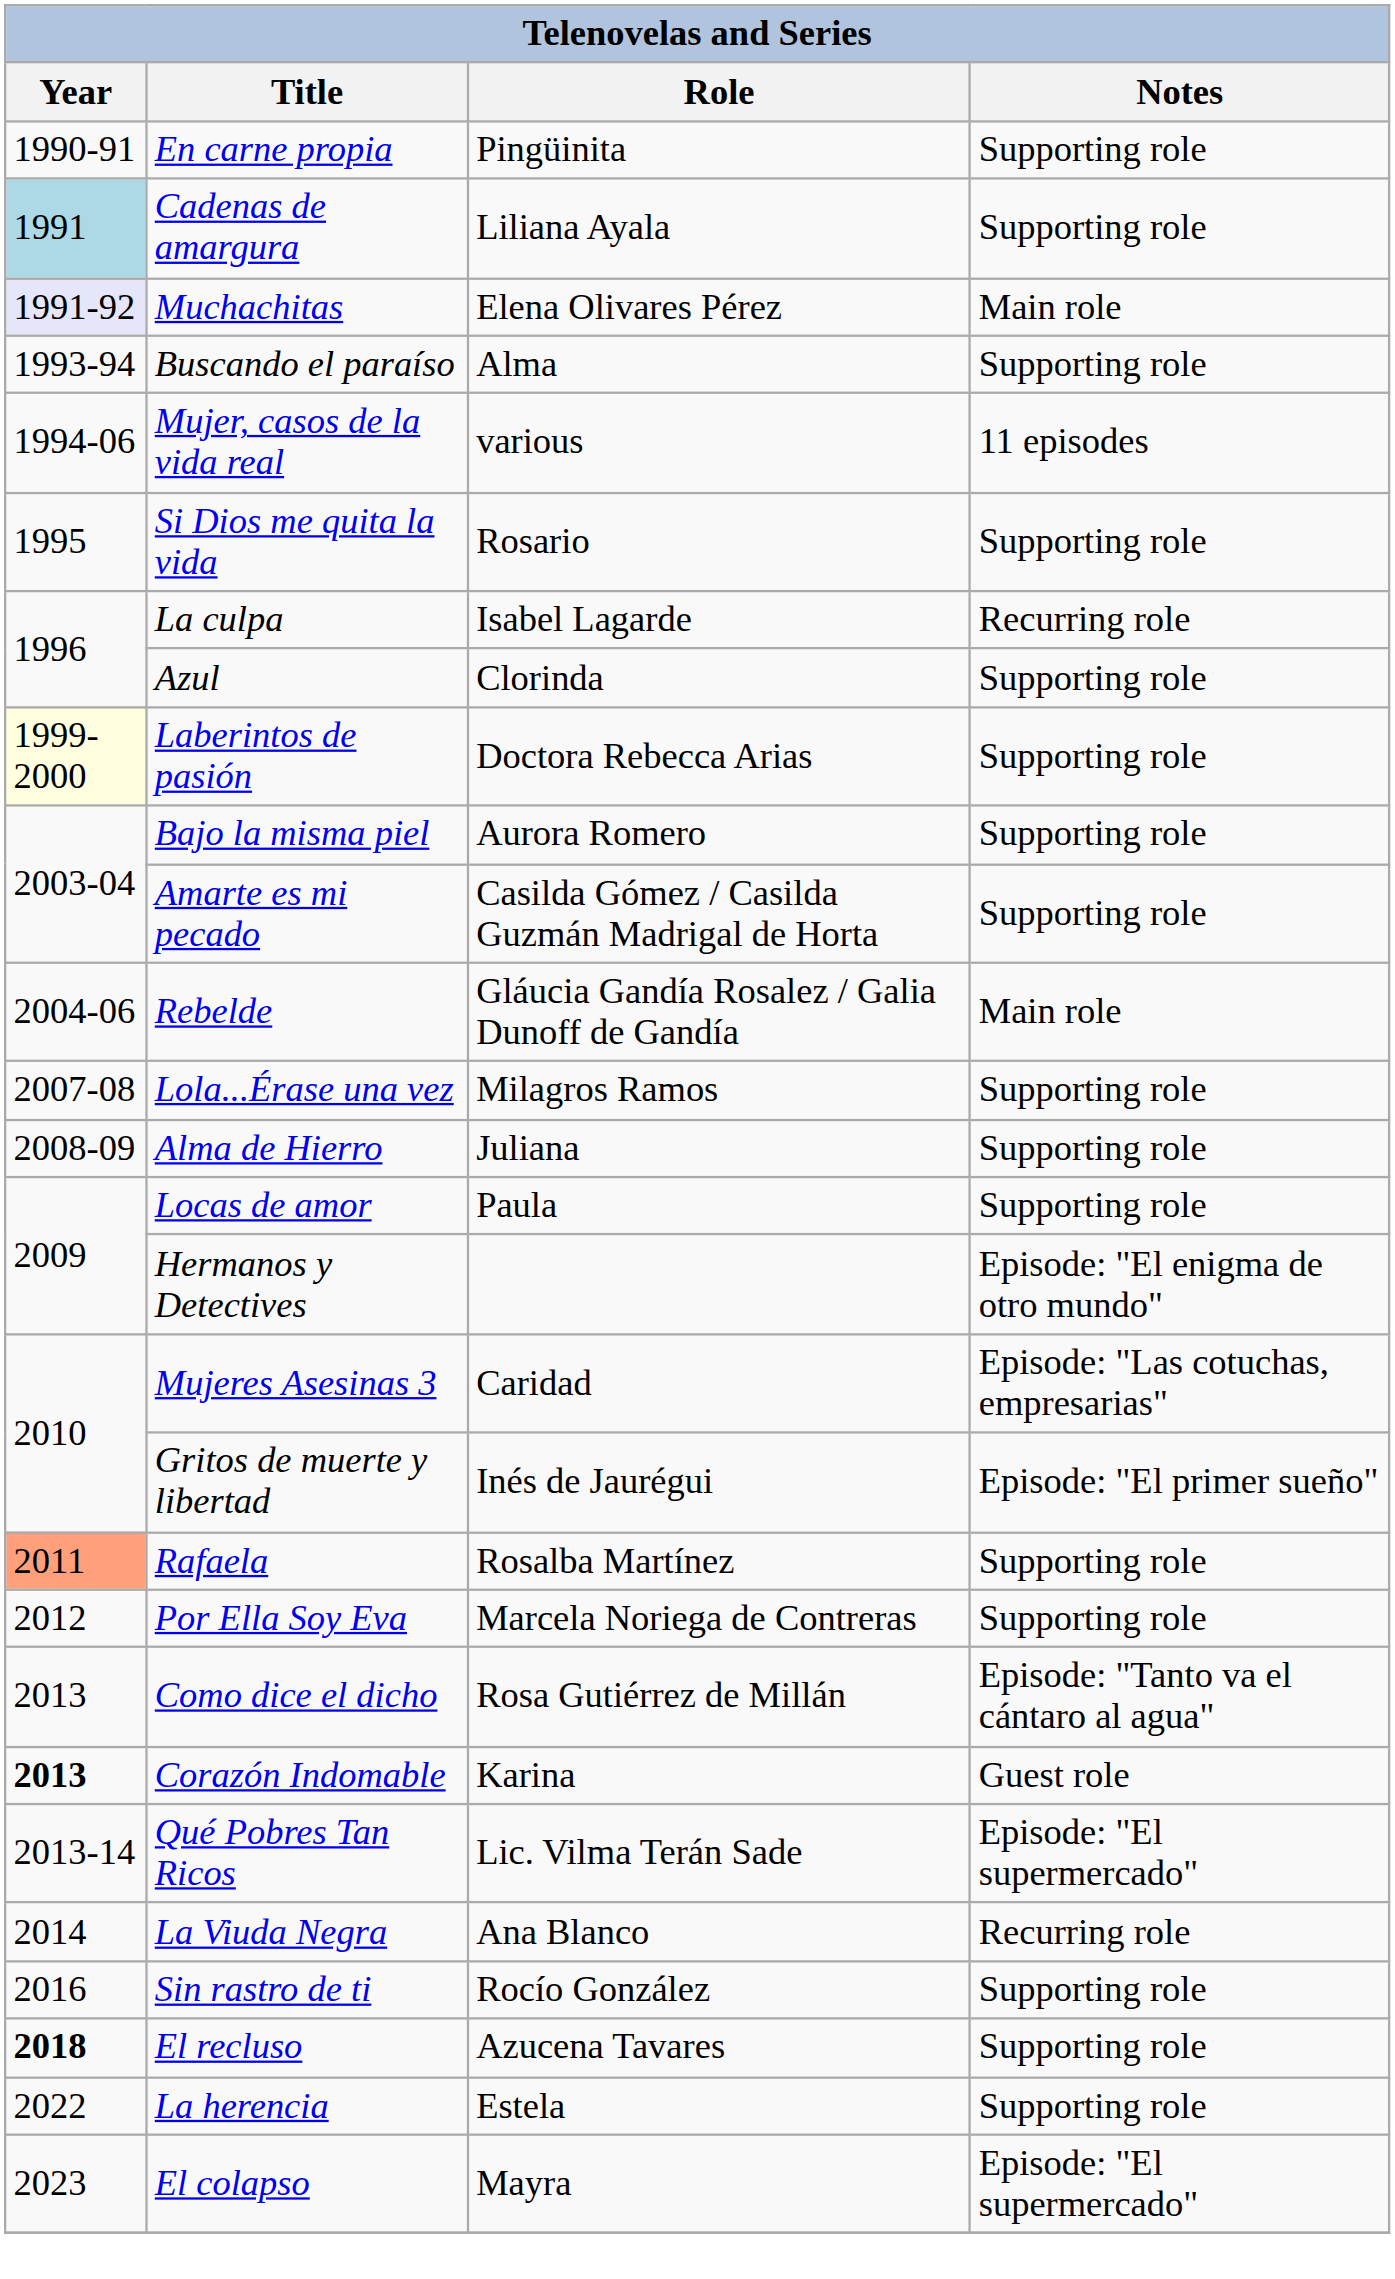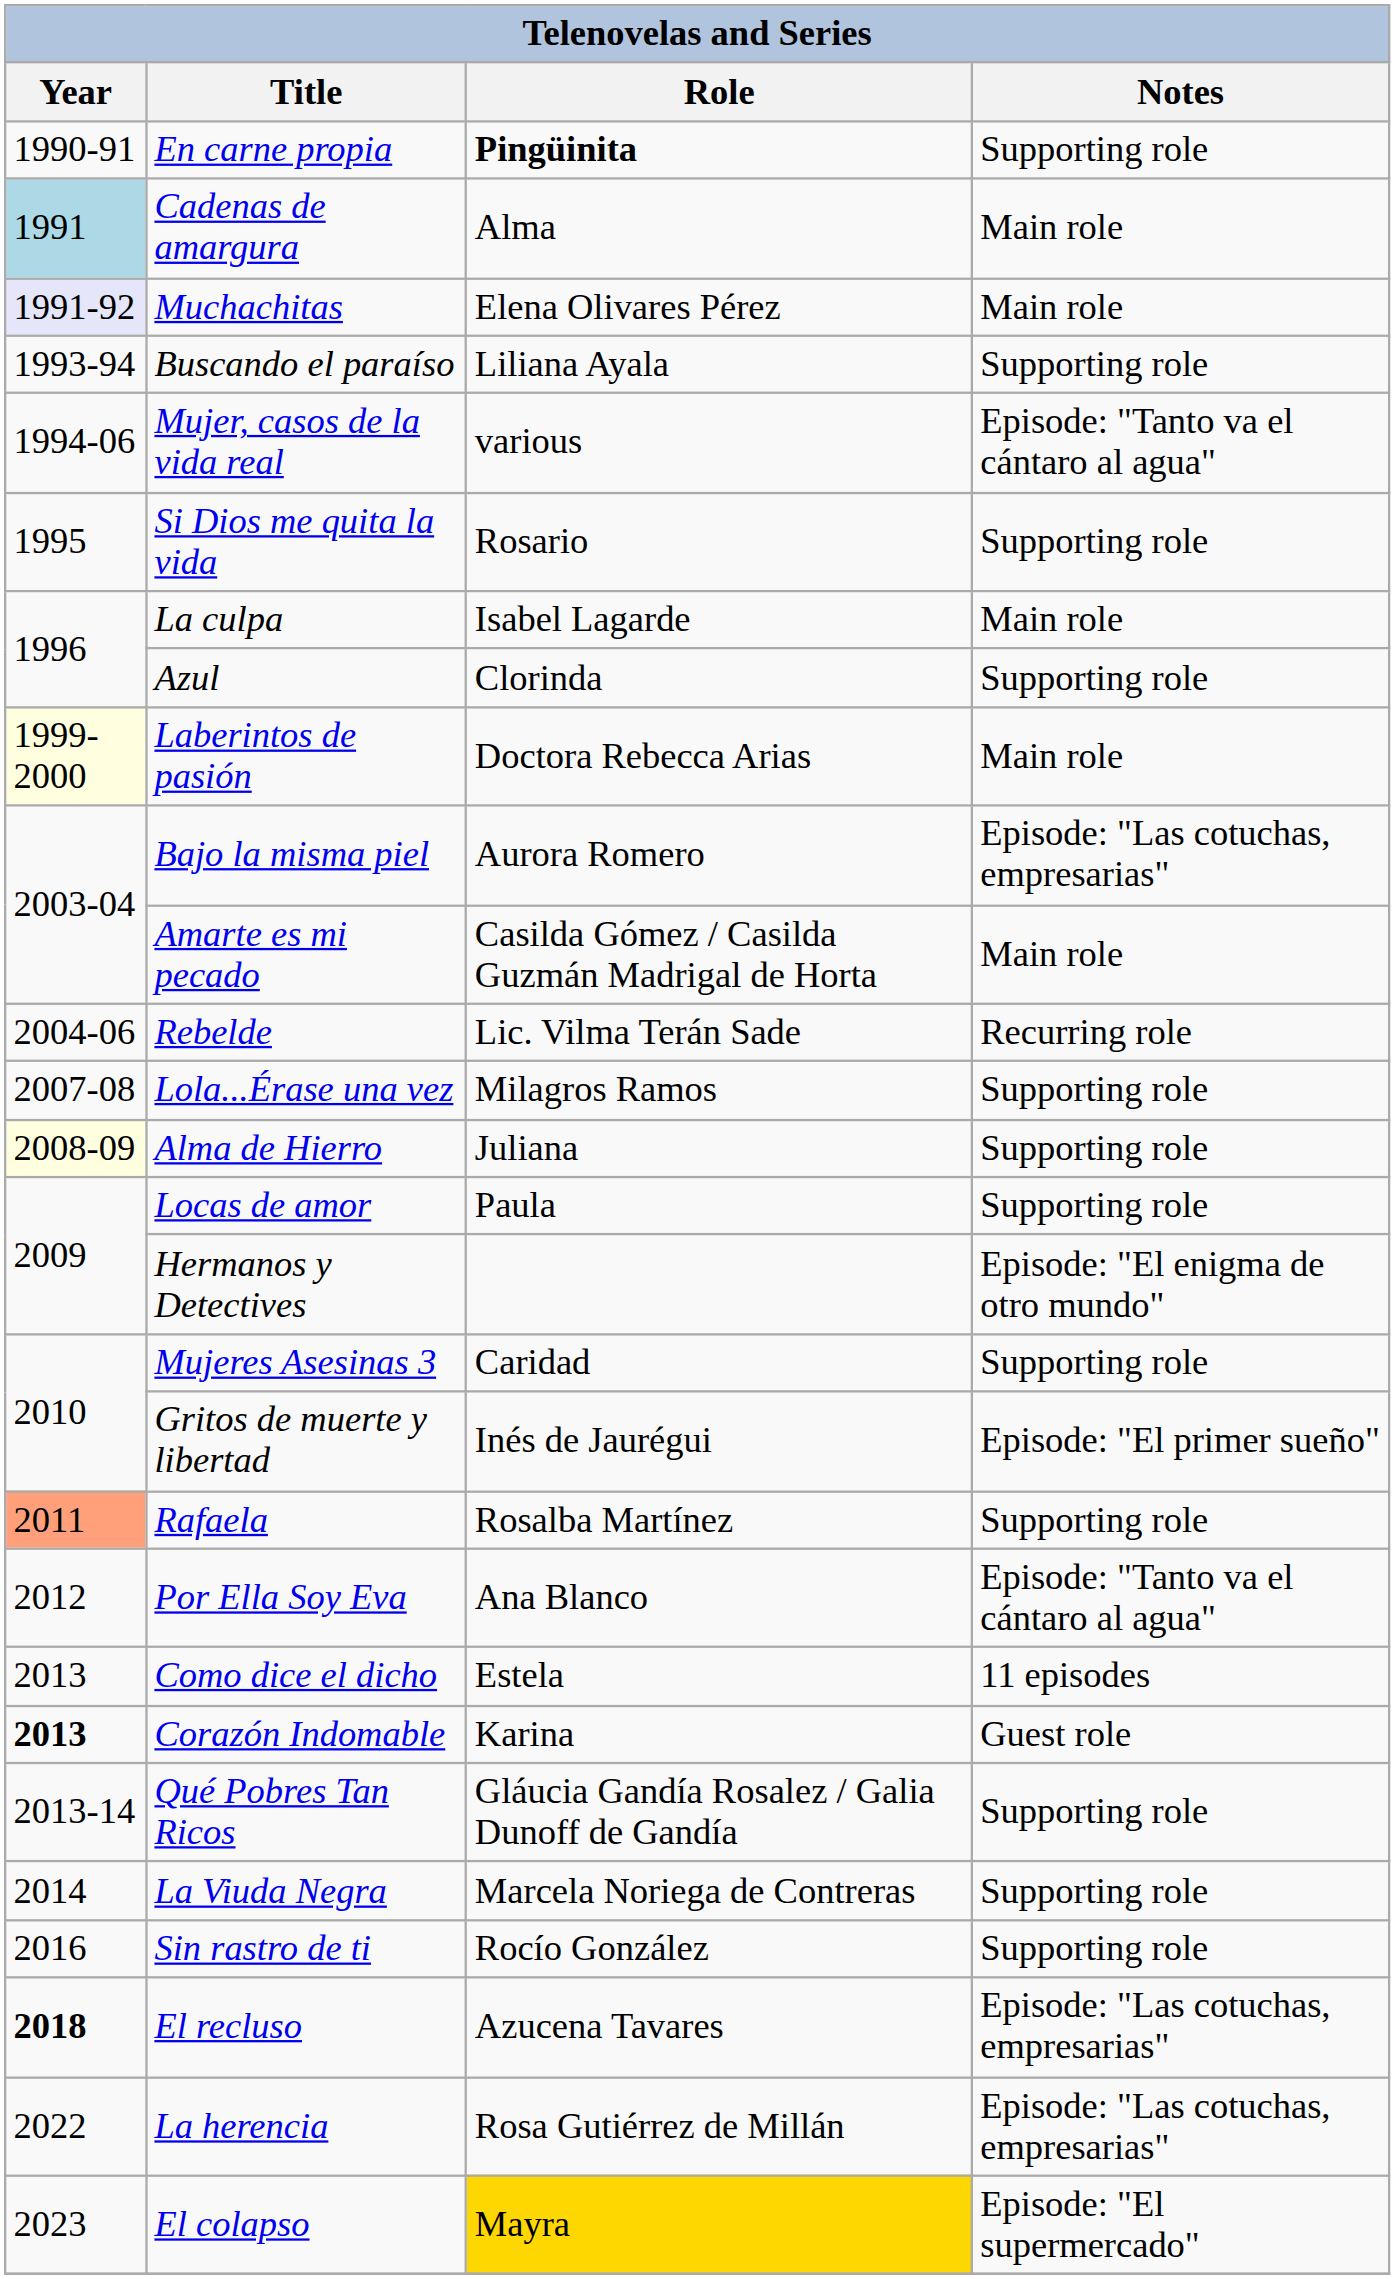(551, 149) normal -> (556, 149) bold
(573, 227) Liliana Ayala -> (515, 227) Alma
(1093, 227) Supporting role -> (1052, 227) Main role
(517, 363) Alma -> (572, 363) Liliana Ayala
(1064, 442) 11 episodes -> (1137, 442) Episode: "Tanto va el cántaro al agua"
(1085, 619) Recurring role -> (1052, 619) Main role
(1093, 755) Supporting role -> (1052, 755) Main role
(1093, 833) Supporting role -> (1155, 854) Episode: "Las cotuchas, empresarias"
(1093, 912) Supporting role -> (1052, 953) Main role
(706, 1011) Gláucia Gandía Rosalez / Galia Dunoff de Gandía -> (638, 1031) Lic. Vilma Terán Sade
(1050, 1011) Main role -> (1086, 1031) Recurring role
(74, 1147) no background -> (74, 1147) lightyellow background
(1154, 1382) Episode: "Las cotuchas, empresarias" -> (1094, 1362) Supporting role
(696, 1617) Marcela Noriega de Contreras -> (561, 1597) Ana Blanco
(1093, 1617) Supporting role -> (1137, 1597) Episode: "Tanto va el cántaro al agua"
(661, 1696) Rosa Gutiérrez de Millán -> (519, 1675) Estela
(1135, 1696) Episode: "Tanto va el cántaro al agua" -> (1065, 1675) 11 episodes
(639, 1852) Lic. Vilma Terán Sade -> (705, 1811) Gláucia Gandía Rosalez / Galia Dunoff de Gandía
(1088, 1852) Episode: "El supermercado" -> (1094, 1811) Supporting role
(563, 1931) Ana Blanco -> (695, 1890) Marcela Noriega de Contreras
(1085, 1931) Recurring role -> (1094, 1890) Supporting role
(1093, 2046) Supporting role -> (1155, 2026) Episode: "Las cotuchas, empresarias"
(521, 2104) Estela -> (660, 2125) Rosa Gutiérrez de Millán
(1093, 2104) Supporting role -> (1155, 2125) Episode: "Las cotuchas, empresarias"
(524, 2183) no background -> (522, 2224) gold background
